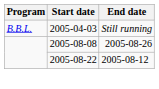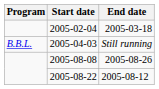+ row: (73, 28)
